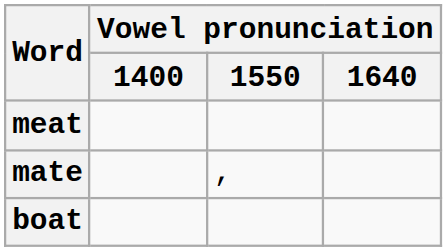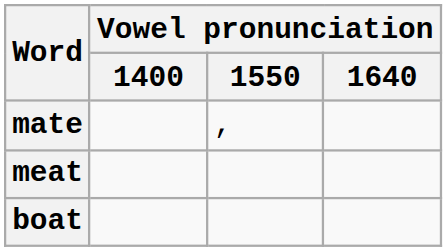rows swapped: (48, 125) <-> (48, 173)
